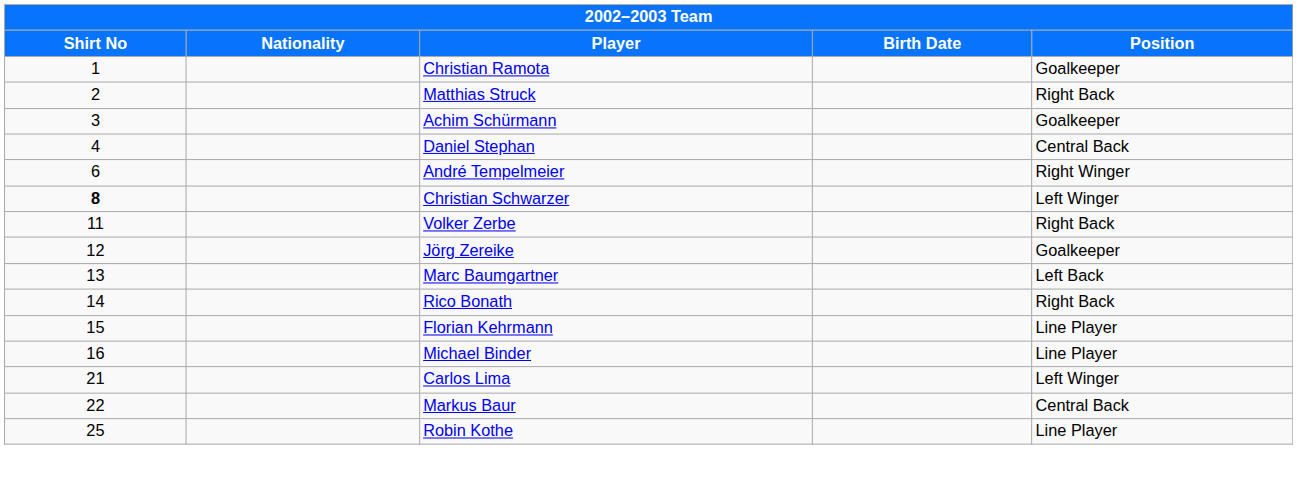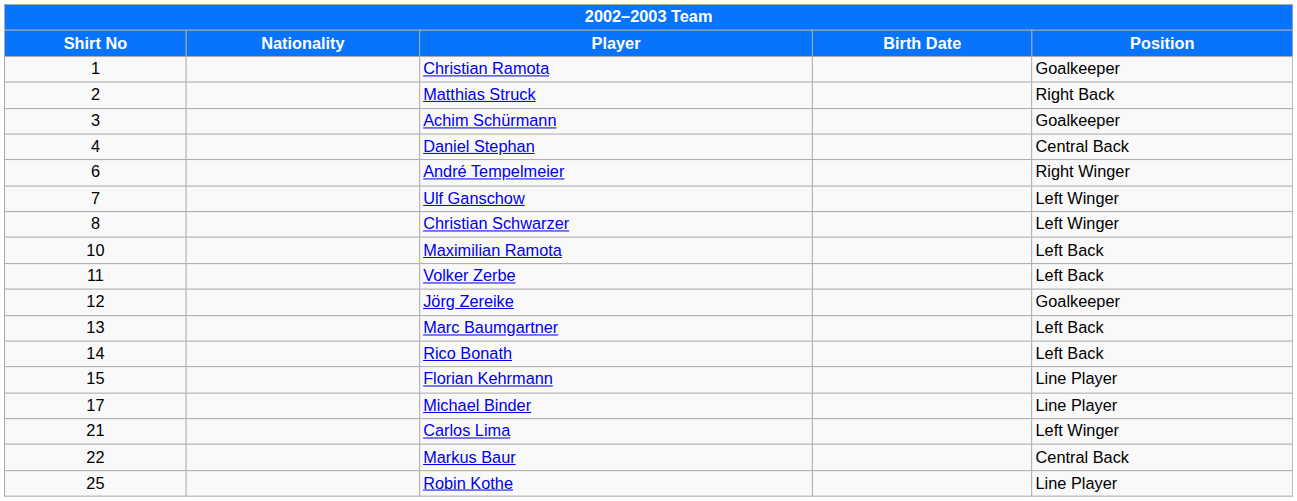+ row: (474, 198)
(95, 198) bold -> (95, 224) normal
+ row: (493, 250)
(1075, 224) Right Back -> (1070, 276) Left Back
(1075, 302) Right Back -> (1070, 353) Left Back
(95, 353) 16 -> (95, 405) 17
